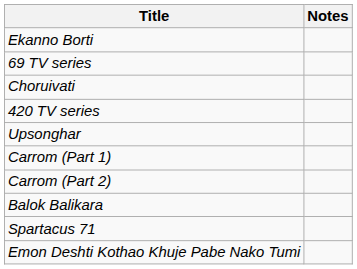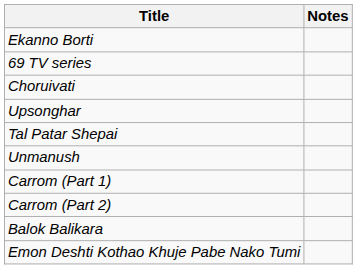- row: (54, 110)
+ row: (63, 134)
+ row: (44, 157)
- row: (52, 228)
